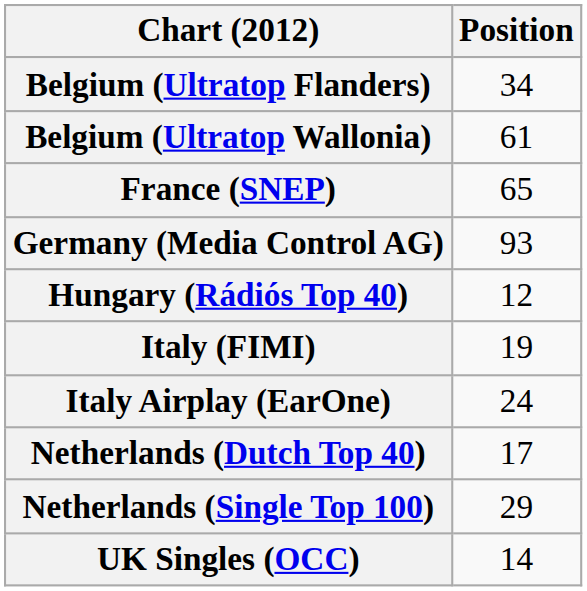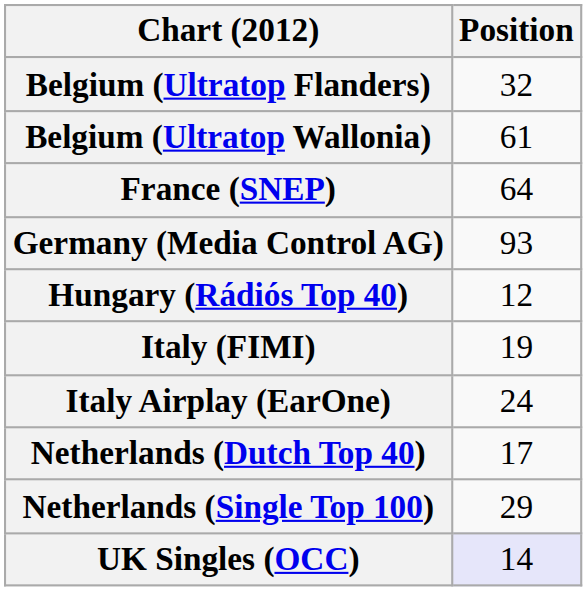(516, 83) 34 -> (516, 83) 32
(516, 189) 65 -> (516, 189) 64
(516, 558) no background -> (516, 558) lavender background
